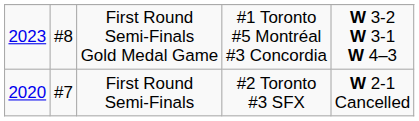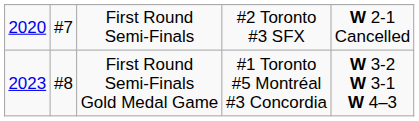rows swapped: (149, 92) <-> (149, 37)
